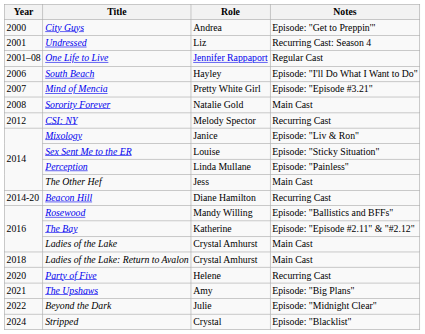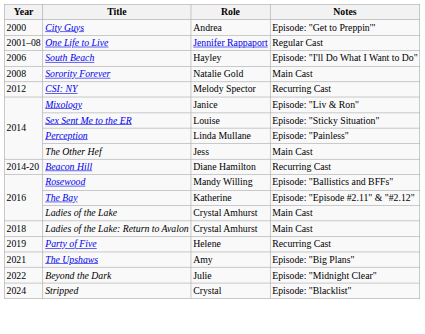- row: (66, 43)
- row: (76, 89)
(16, 275) 2020 -> (16, 244) 2019
